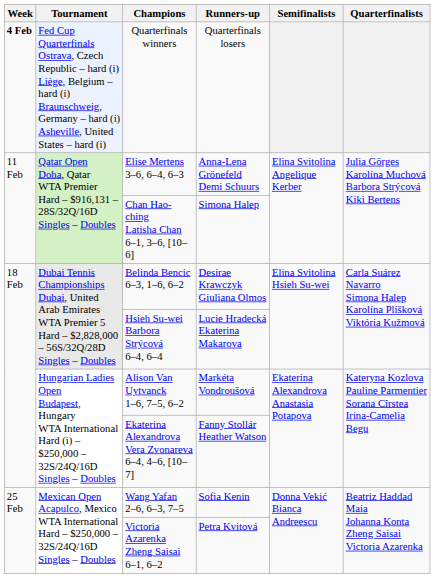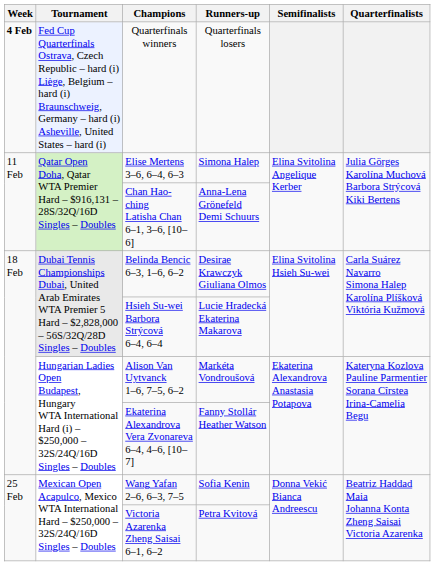(229, 174) Anna-Lena Grönefeld Demi Schuurs -> (229, 161) Simona Halep
(229, 204) Simona Halep -> (229, 204) Anna-Lena Grönefeld Demi Schuurs
